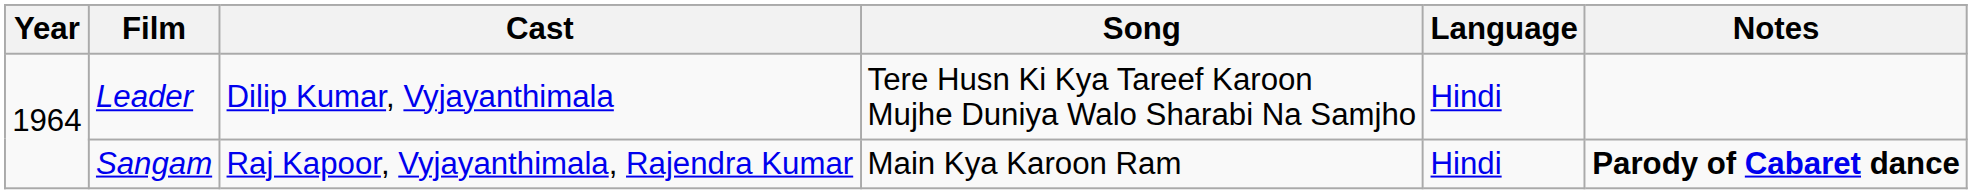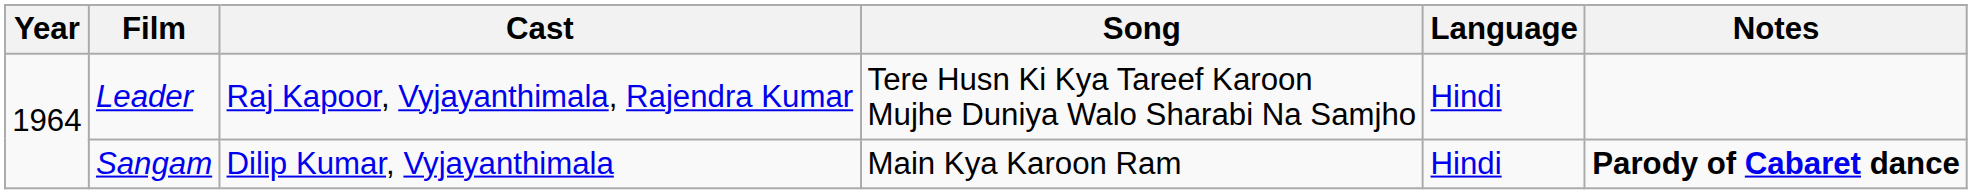(420, 96) Dilip Kumar, Vyjayanthimala -> (540, 96) Raj Kapoor, Vyjayanthimala, Rajendra Kumar
(540, 163) Raj Kapoor, Vyjayanthimala, Rajendra Kumar -> (420, 163) Dilip Kumar, Vyjayanthimala
